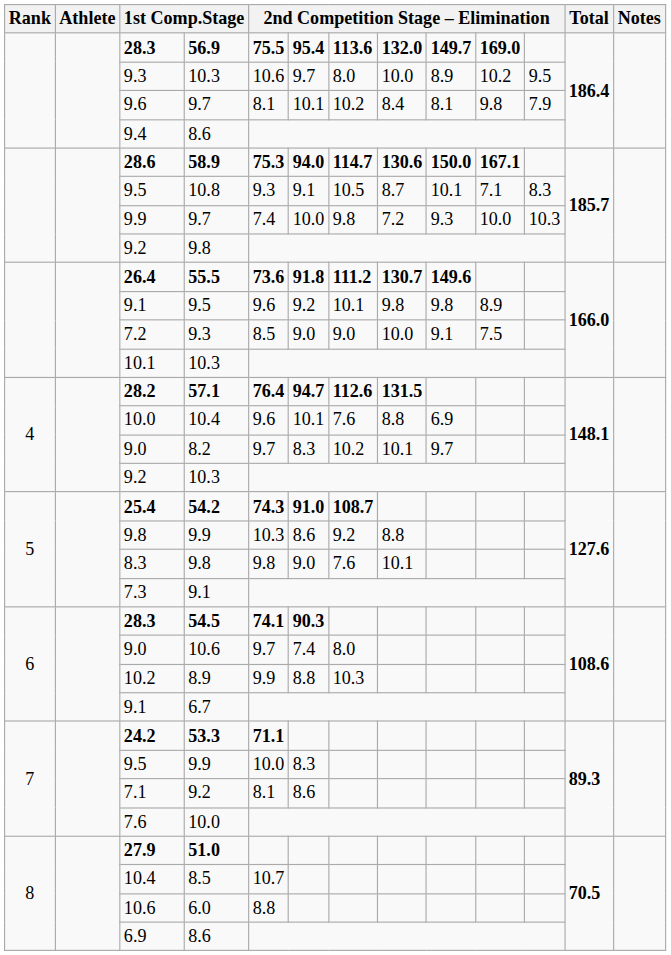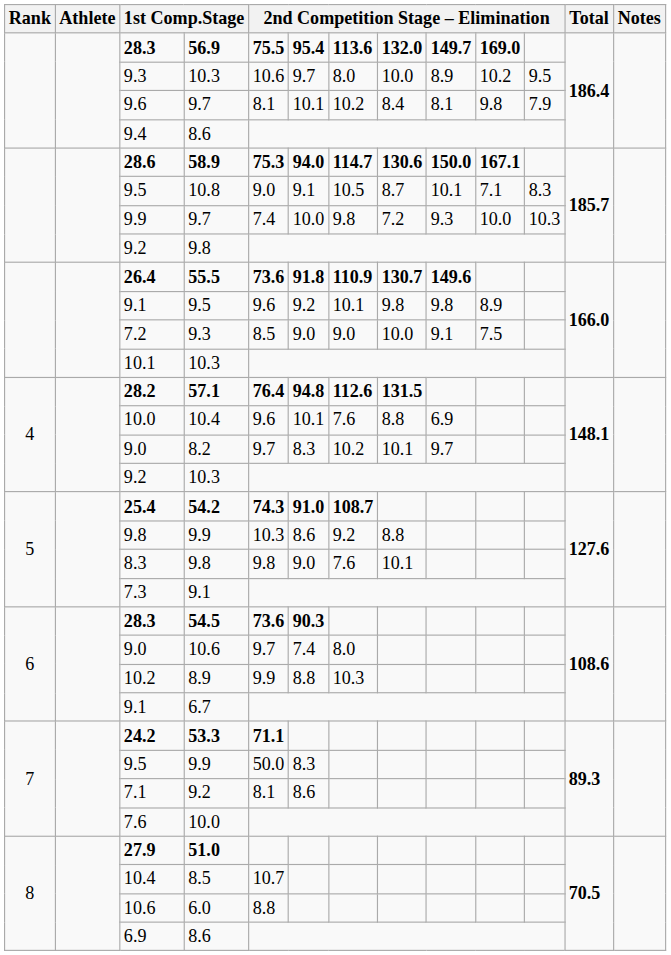(264, 190) 9.3 -> (264, 190) 9.0
(352, 276) 111.2 -> (353, 276) 110.9
(309, 391) 94.7 -> (309, 391) 94.8
(269, 620) 74.1 -> (269, 620) 73.6
(269, 764) 10.0 -> (269, 764) 50.0
